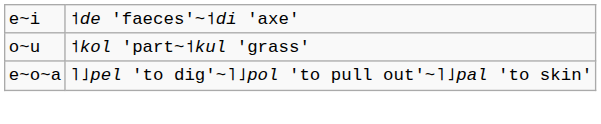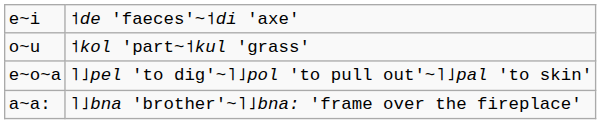+ row: (30, 104)
